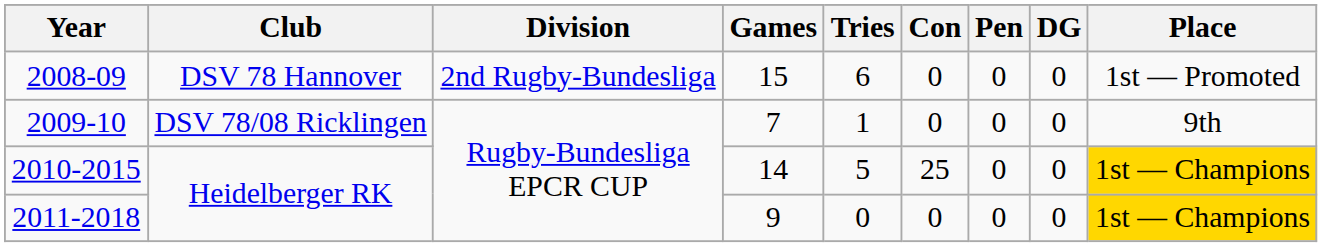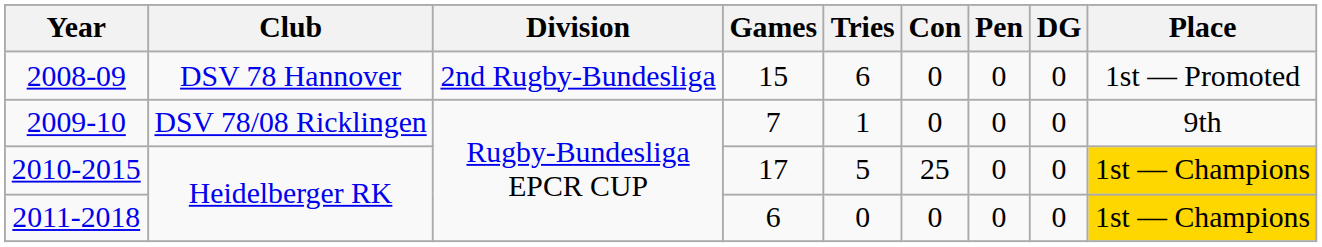(773, 169) 14 -> (773, 169) 17
(773, 216) 9 -> (773, 216) 6
